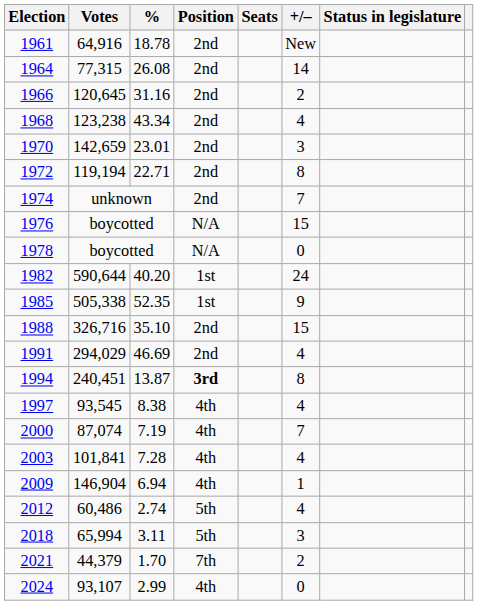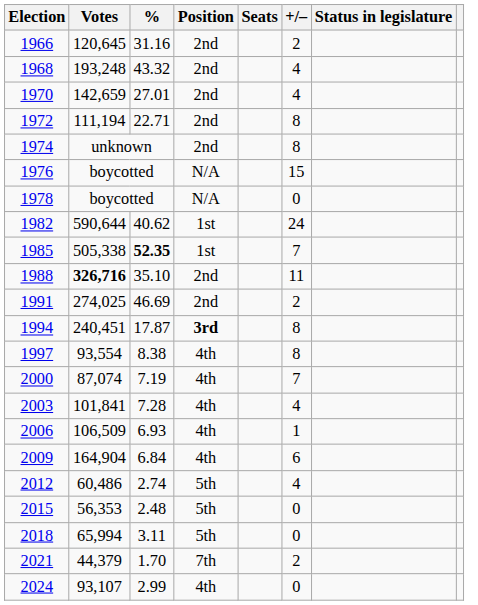- row: (37, 43)
- row: (37, 69)
(99, 120) 123,238 -> (99, 69) 193,248
(152, 120) 43.34 -> (152, 69) 43.32
(152, 146) 23.01 -> (152, 95) 27.01
(301, 146) 3 -> (296, 95) 4
(99, 172) 119,194 -> (99, 120) 111,194
(301, 198) 7 -> (296, 146) 8
(152, 276) 40.20 -> (152, 224) 40.62
(152, 302) normal -> (152, 250) bold
(301, 302) 9 -> (296, 250) 7
(99, 328) normal -> (99, 276) bold
(301, 328) 15 -> (296, 276) 11
(99, 353) 294,029 -> (99, 302) 274,025
(301, 353) 4 -> (296, 302) 2
(152, 379) 13.87 -> (152, 328) 17.87
(99, 405) 93,545 -> (99, 353) 93,554
(301, 405) 4 -> (296, 353) 8
+ row: (37, 431)
(99, 483) 146,904 -> (99, 457) 164,904
(152, 483) 6.94 -> (152, 457) 6.84
(301, 483) 1 -> (296, 457) 6
+ row: (37, 509)
(301, 535) 3 -> (296, 535) 0
